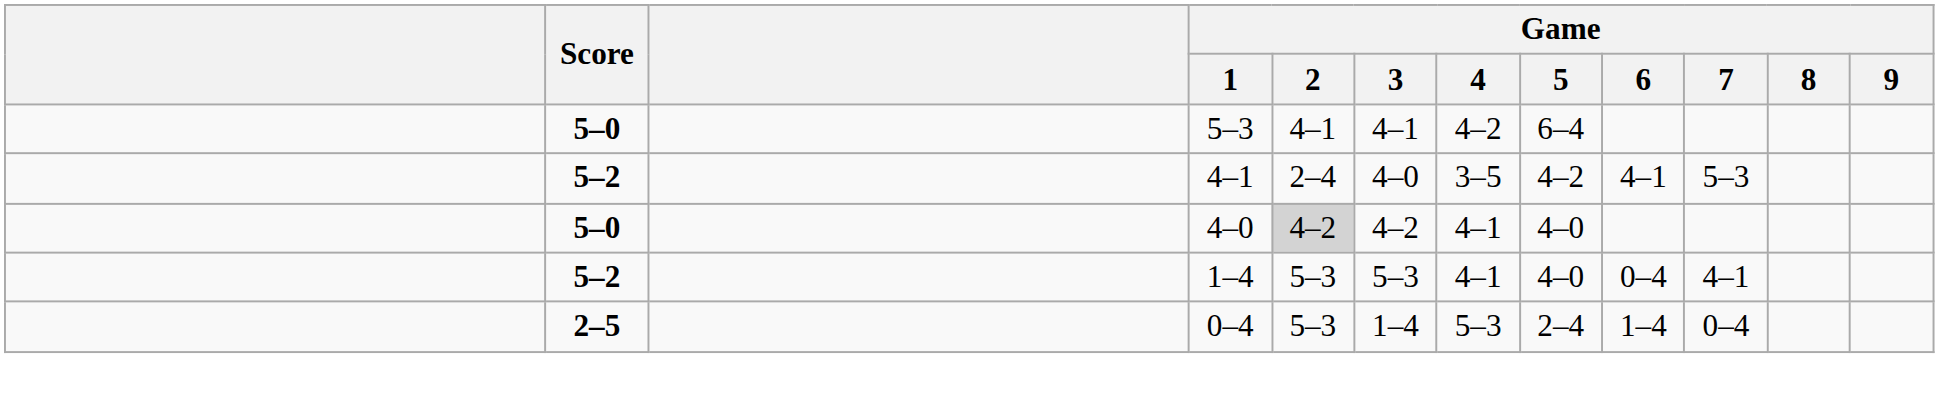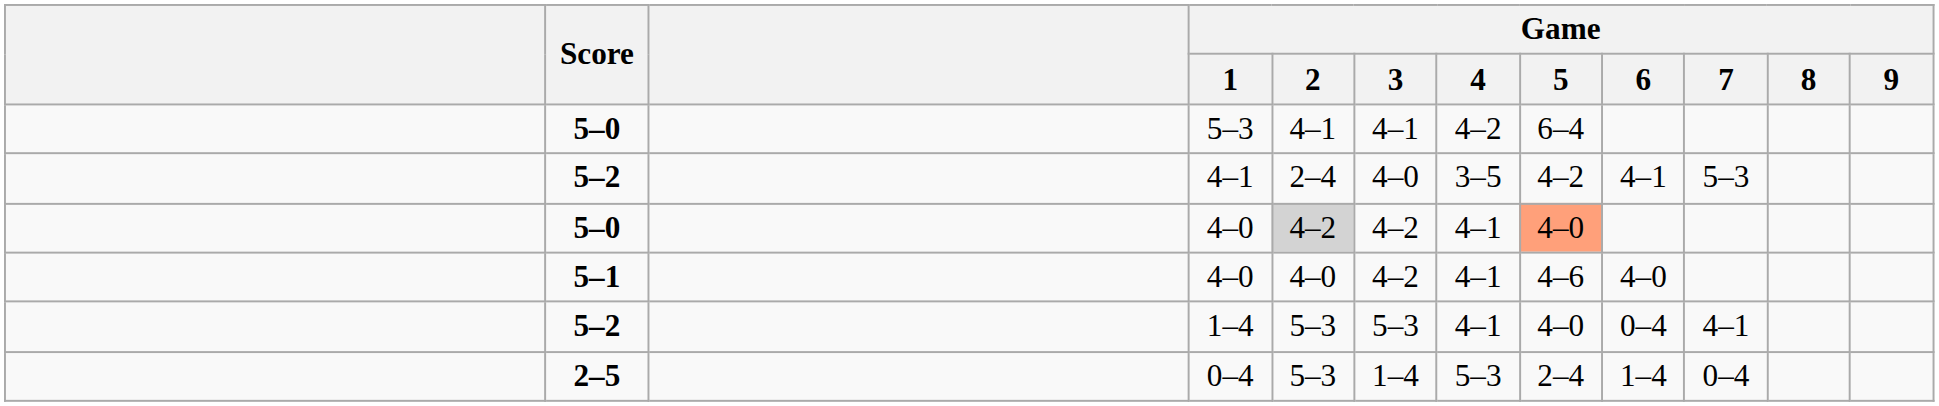(1561, 227) no background -> (1561, 227) lightsalmon background
+ row: (597, 276)
